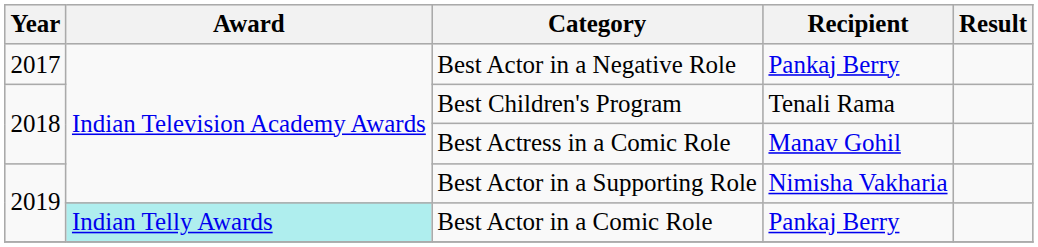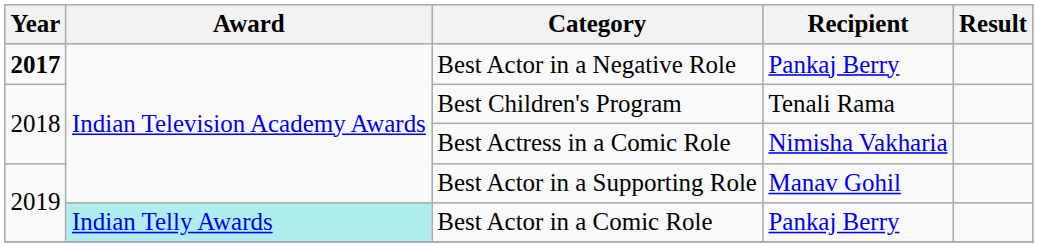(35, 63) normal -> (35, 63) bold
(835, 143) Manav Gohil -> (858, 143) Nimisha Vakharia
(858, 182) Nimisha Vakharia -> (835, 182) Manav Gohil
